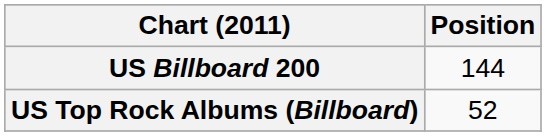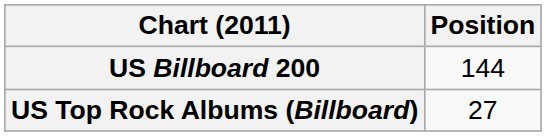(483, 109) 52 -> (483, 109) 27
